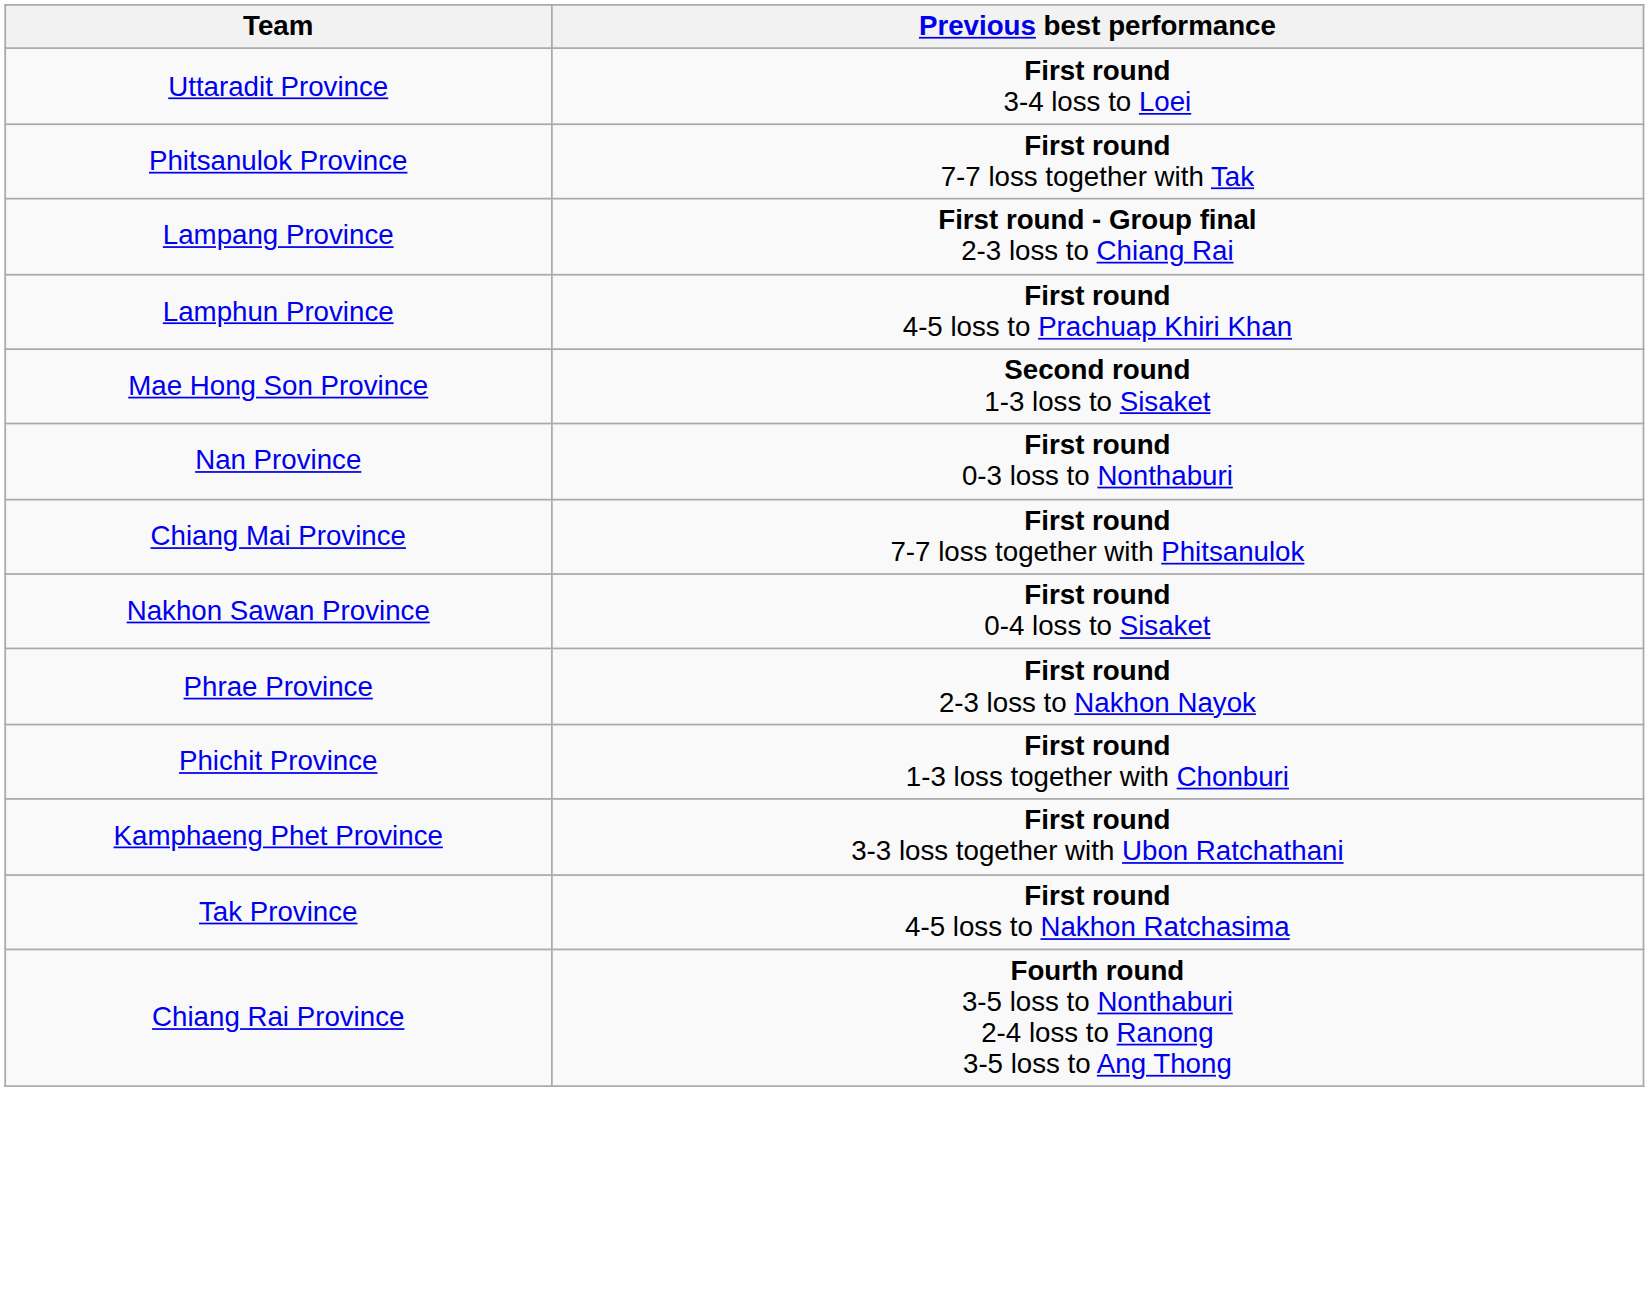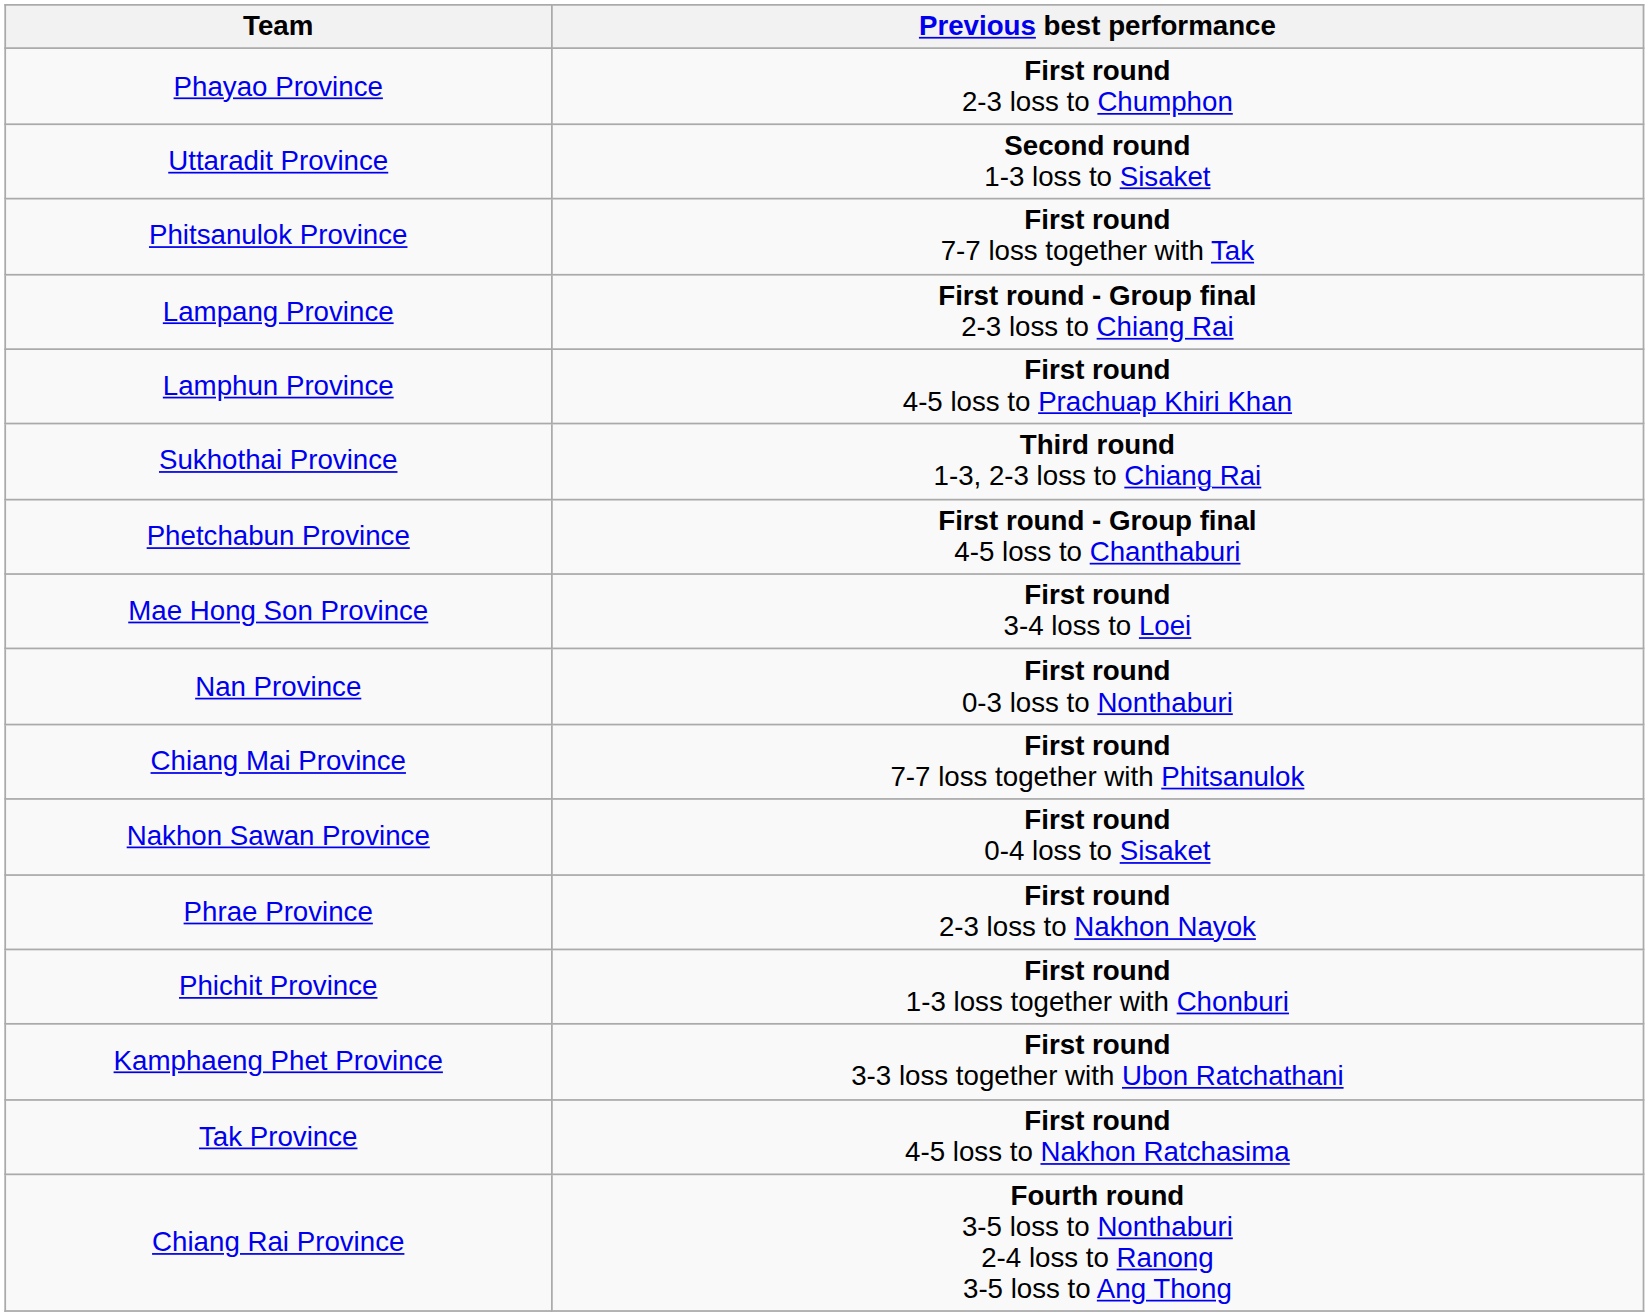+ row: (278, 85)
(1097, 85) First round 3-4 loss to Loei -> (1097, 160) Second round 1-3 loss to Sisaket
+ row: (278, 461)
+ row: (278, 536)
(1097, 386) Second round 1-3 loss to Sisaket -> (1097, 611) First round 3-4 loss to Loei
